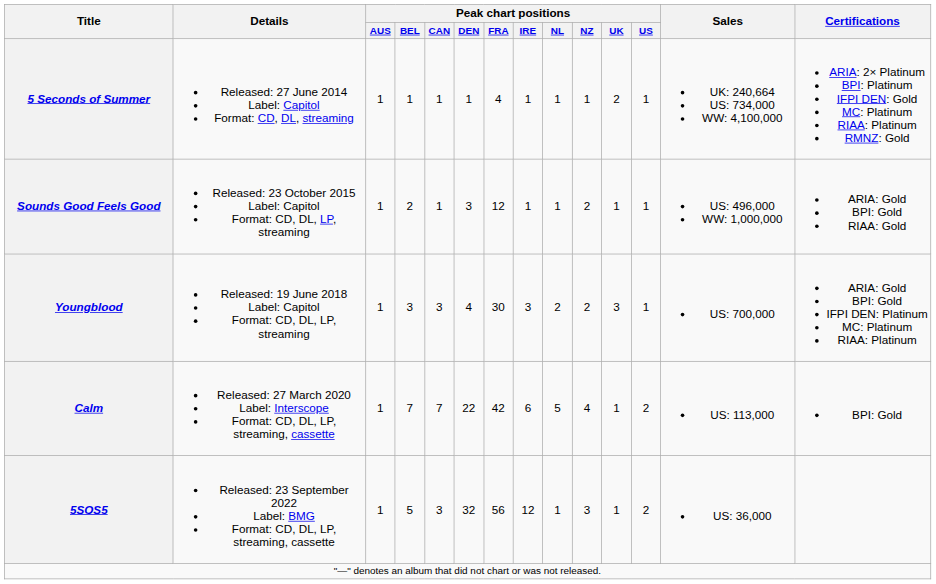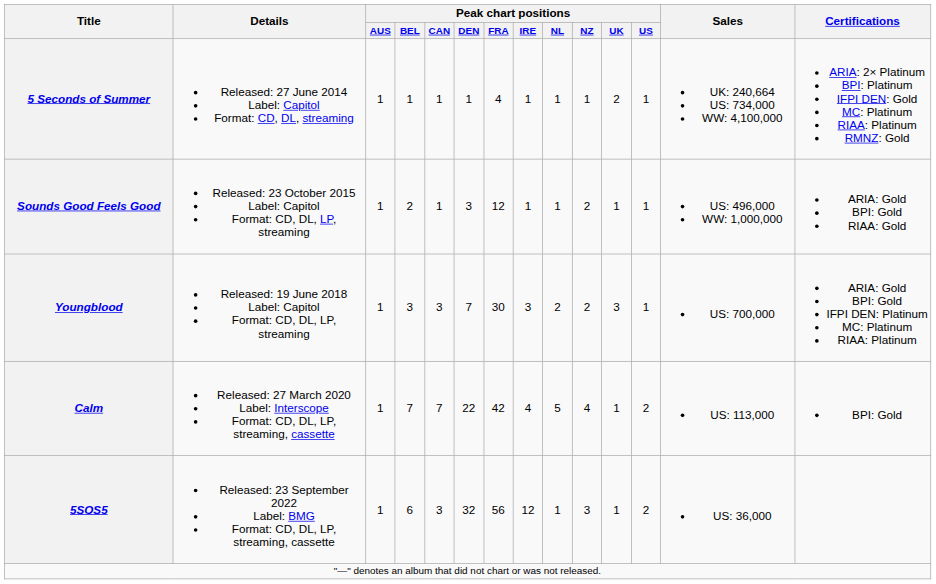(469, 307) 4 -> (469, 307) 7
(528, 408) 6 -> (528, 408) 4
(410, 509) 5 -> (410, 509) 6
